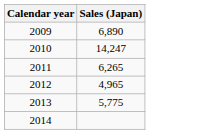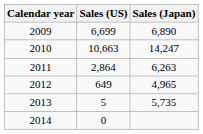+ column: (103, 12)
(111, 66) 6,265 -> (164, 66) 6,263
(111, 102) 5,775 -> (164, 102) 5,735
